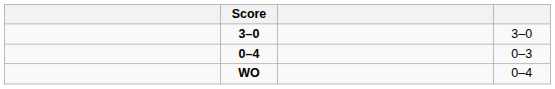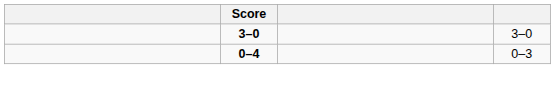- row: (249, 73)
